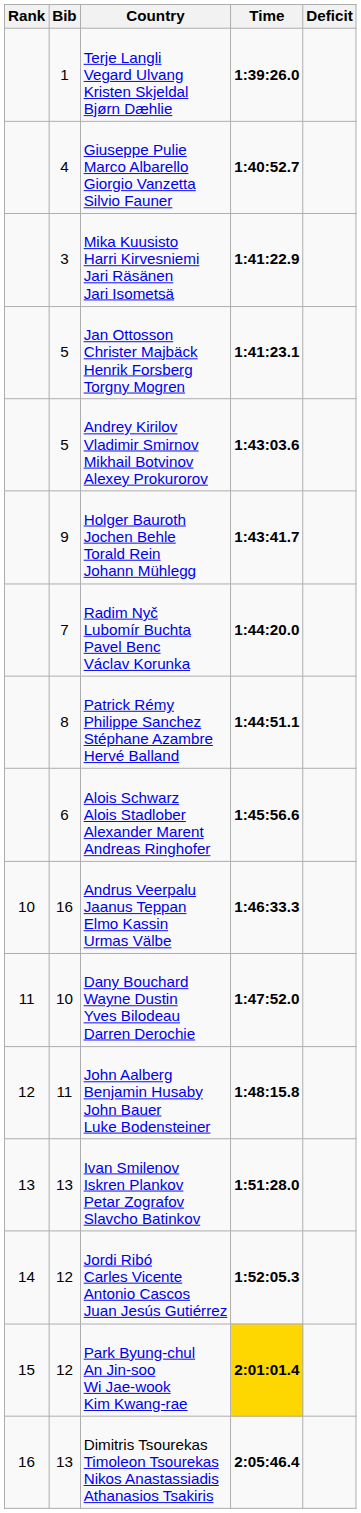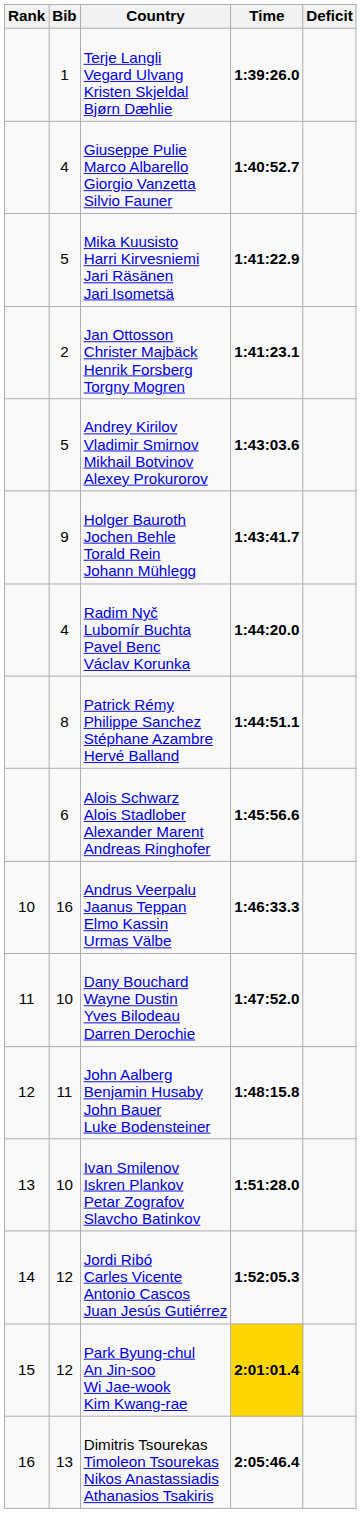(64, 259) 3 -> (64, 259) 5
(64, 352) 5 -> (64, 352) 2
(64, 629) 7 -> (64, 629) 4
(64, 1184) 13 -> (64, 1184) 10
